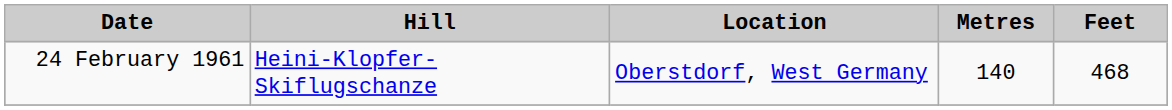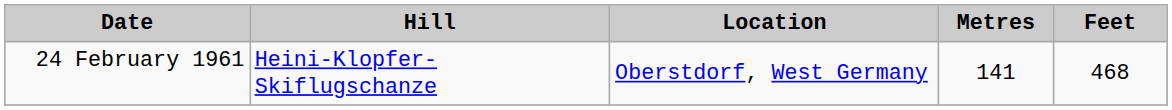(996, 73) 140 -> (996, 73) 141
